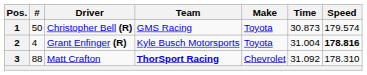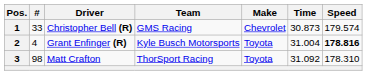(37, 28) 50 -> (37, 28) 33
(258, 28) Toyota -> (265, 28) Chevrolet
(37, 58) 88 -> (37, 58) 98
(178, 58) bold -> (175, 58) normal
(265, 58) Chevrolet -> (258, 58) Toyota
